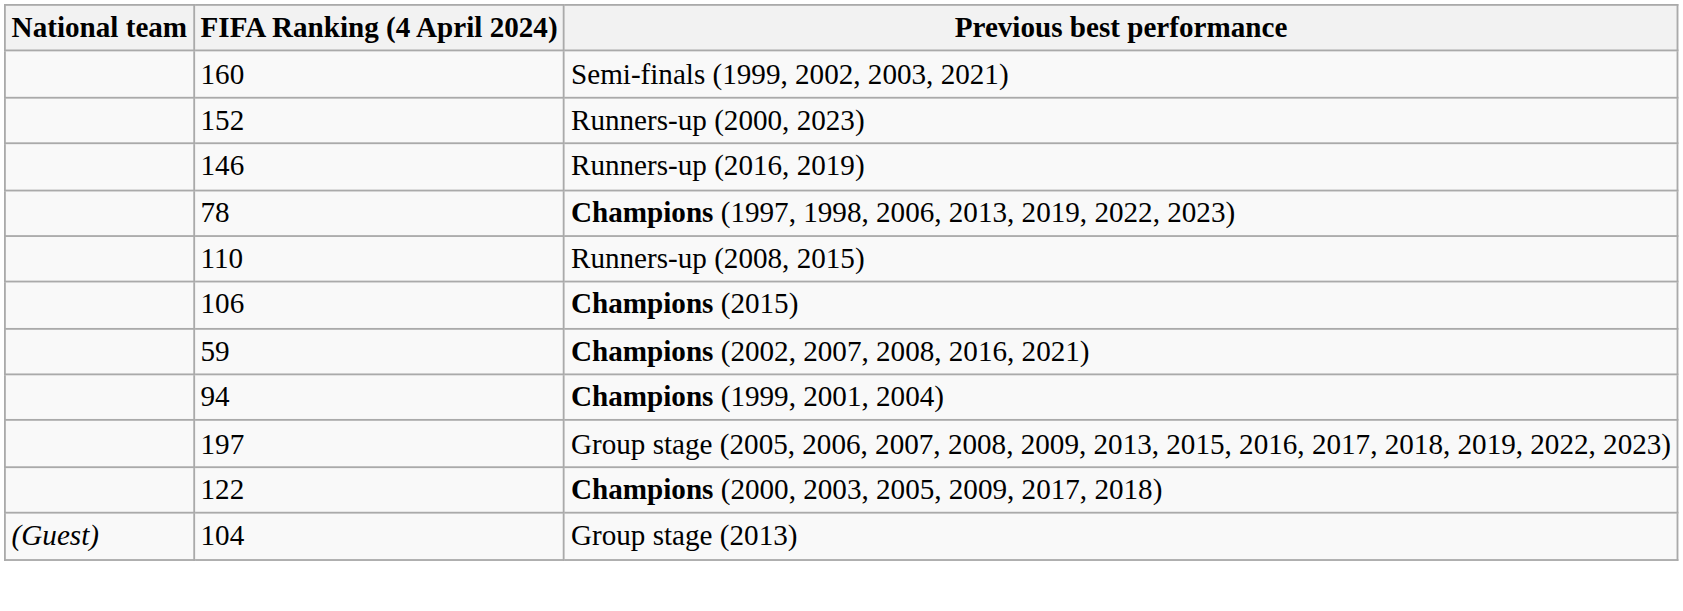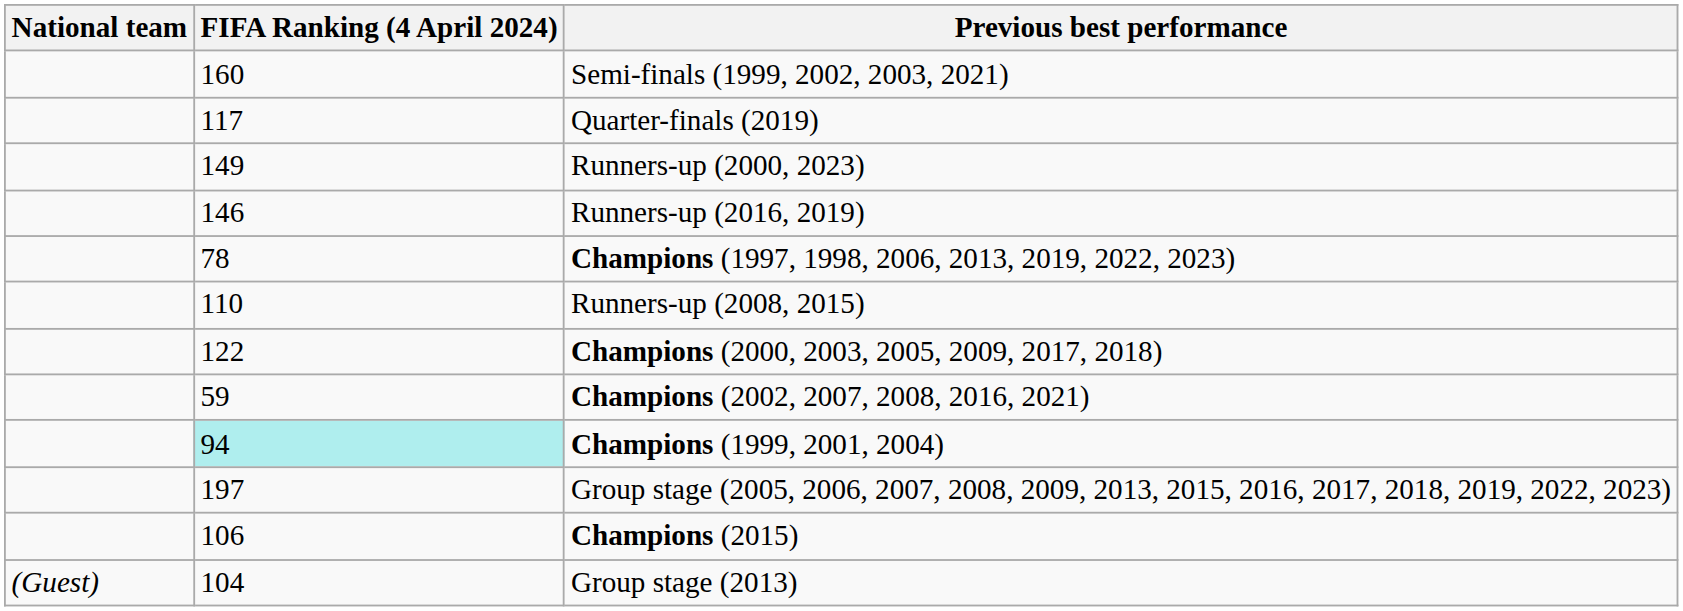+ row: (695, 119)
(222, 119) 152 -> (222, 166) 149
rows swapped: (685, 304) <-> (867, 489)
(215, 397) no background -> (215, 443) paleturquoise background
